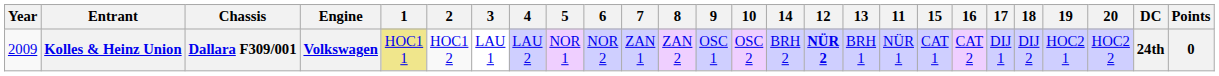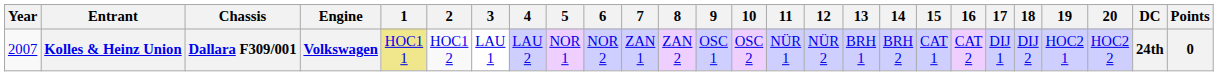columns swapped: (899, 17) <-> (785, 17)
(23, 49) 2009 -> (23, 49) 2007
(823, 49) bold -> (824, 49) normal
